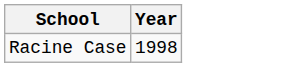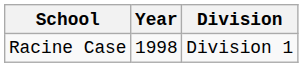+ column: (240, 19)
